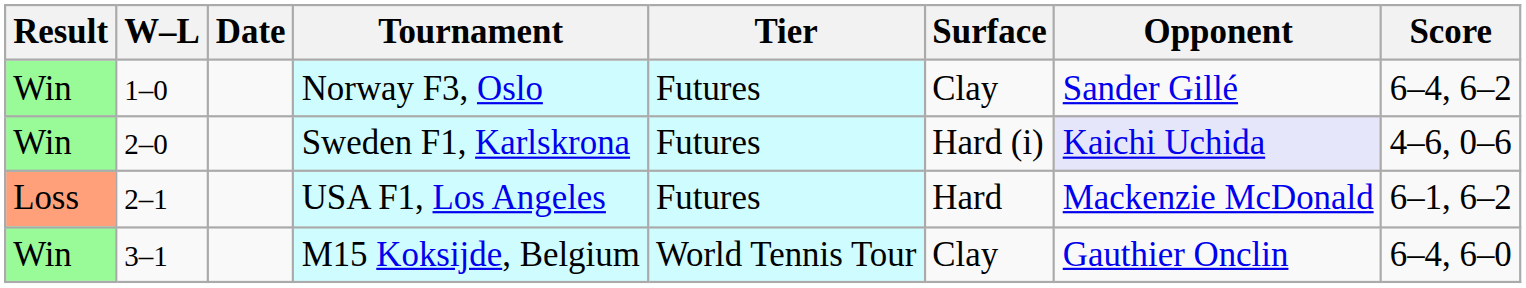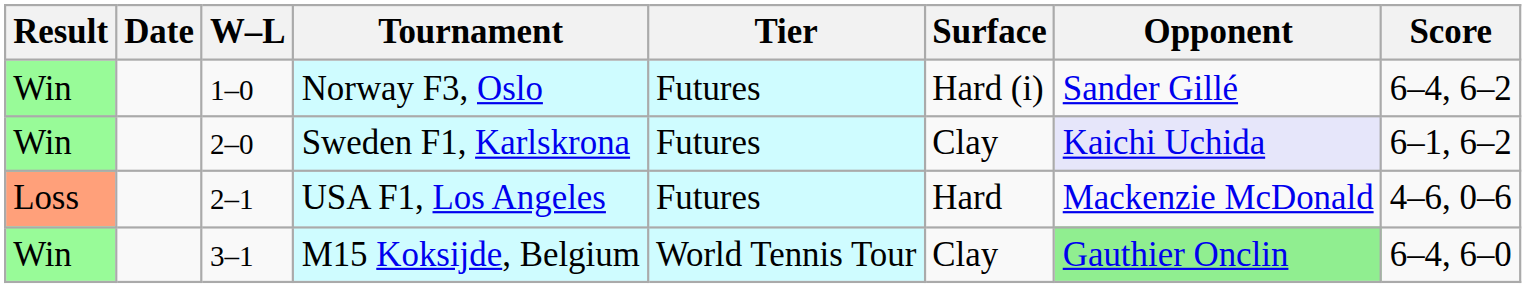columns swapped: (162, 32) <-> (251, 32)
(965, 87) Clay -> (988, 87) Hard (i)
(988, 142) Hard (i) -> (965, 142) Clay
(1451, 142) 4–6, 0–6 -> (1451, 142) 6–1, 6–2
(1451, 198) 6–1, 6–2 -> (1451, 198) 4–6, 0–6
(1176, 253) no background -> (1176, 253) lightgreen background
